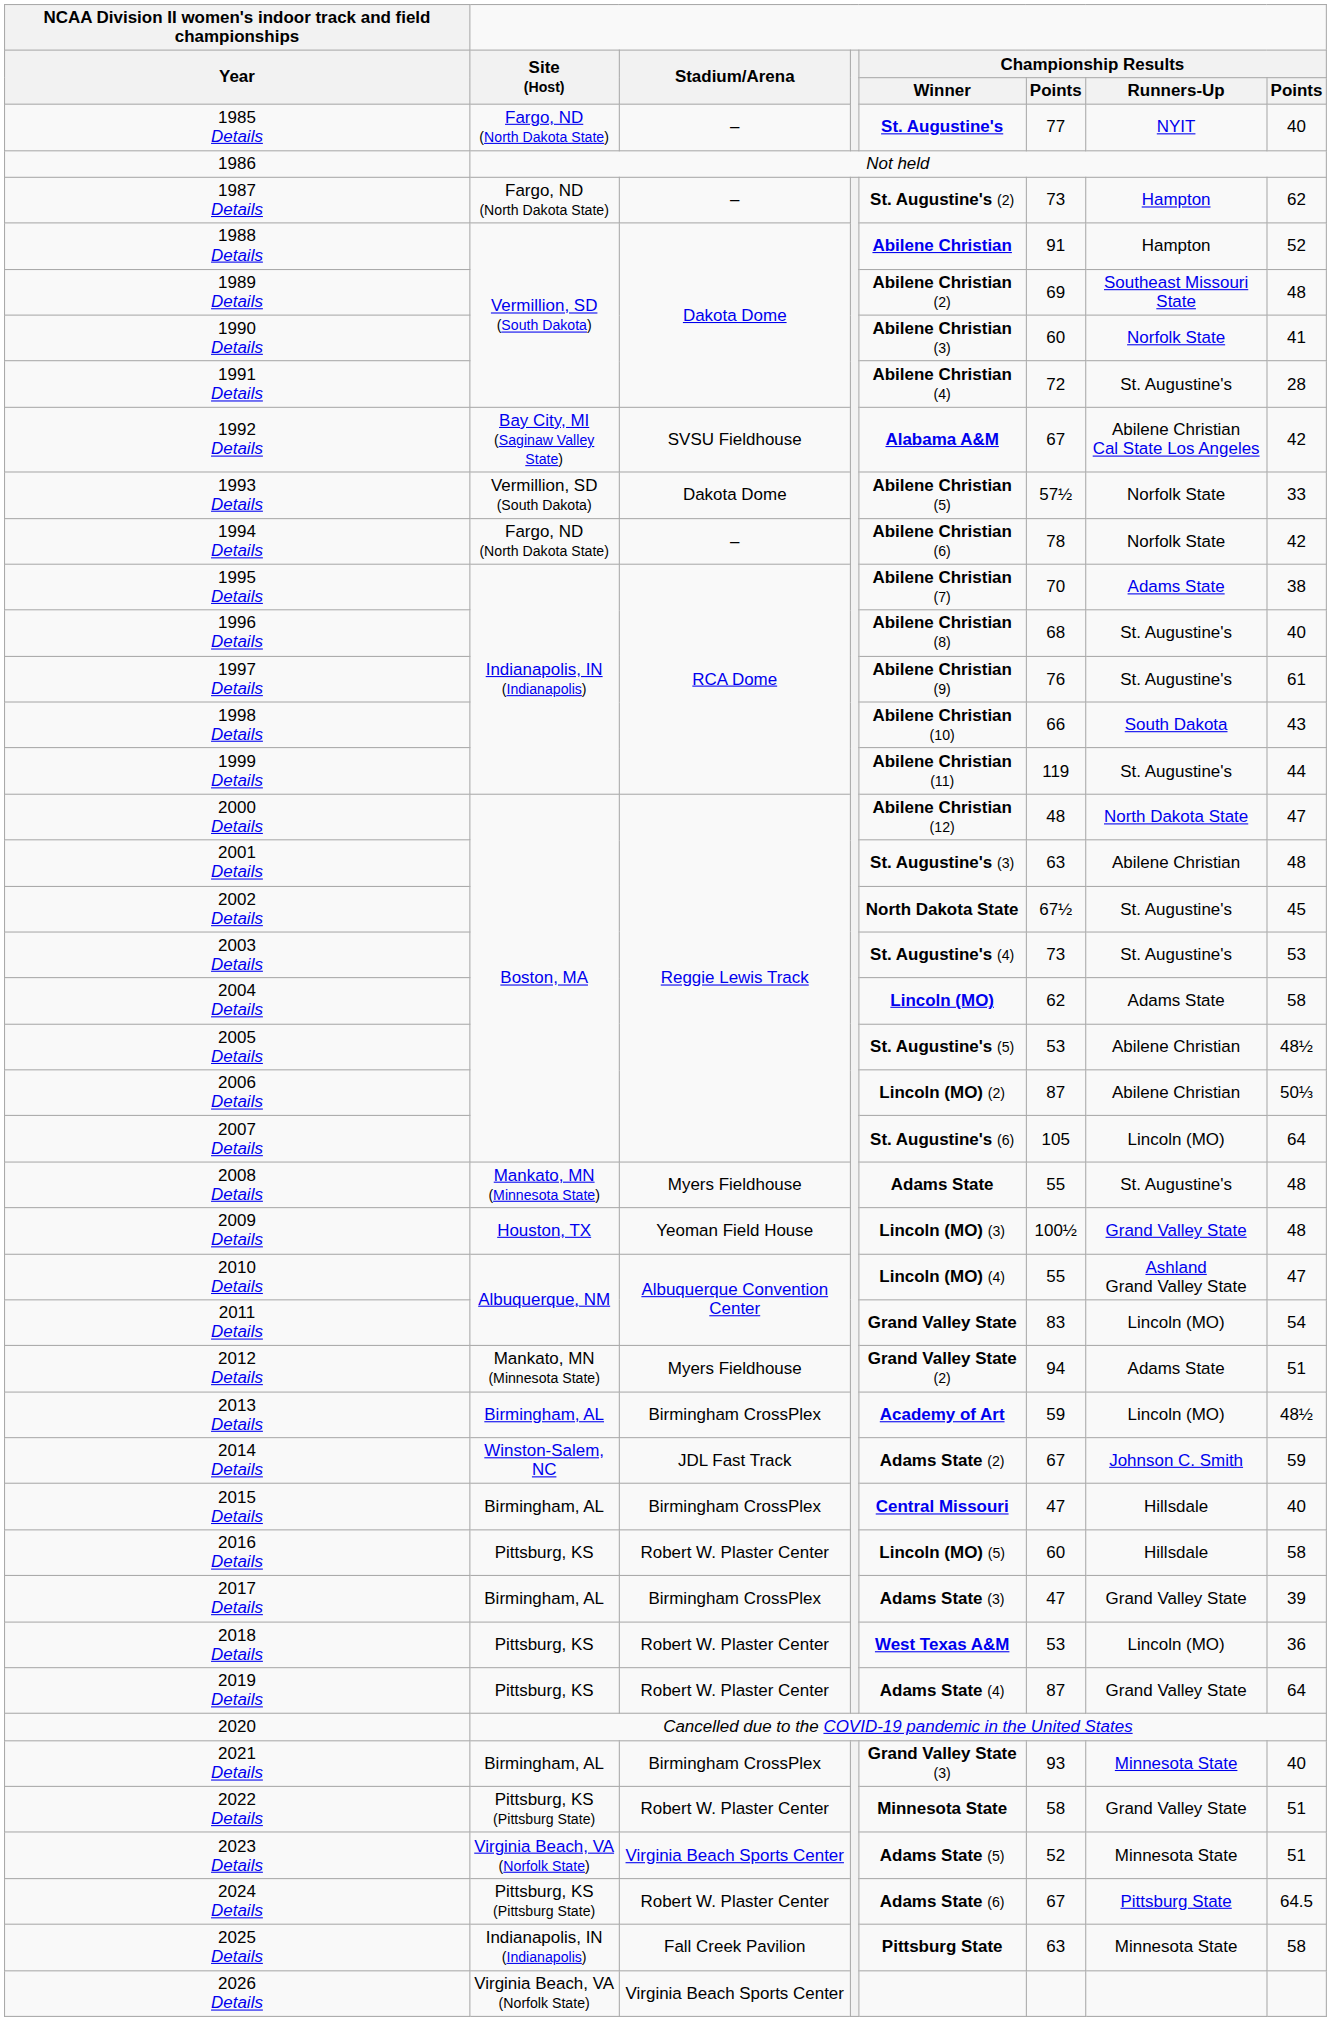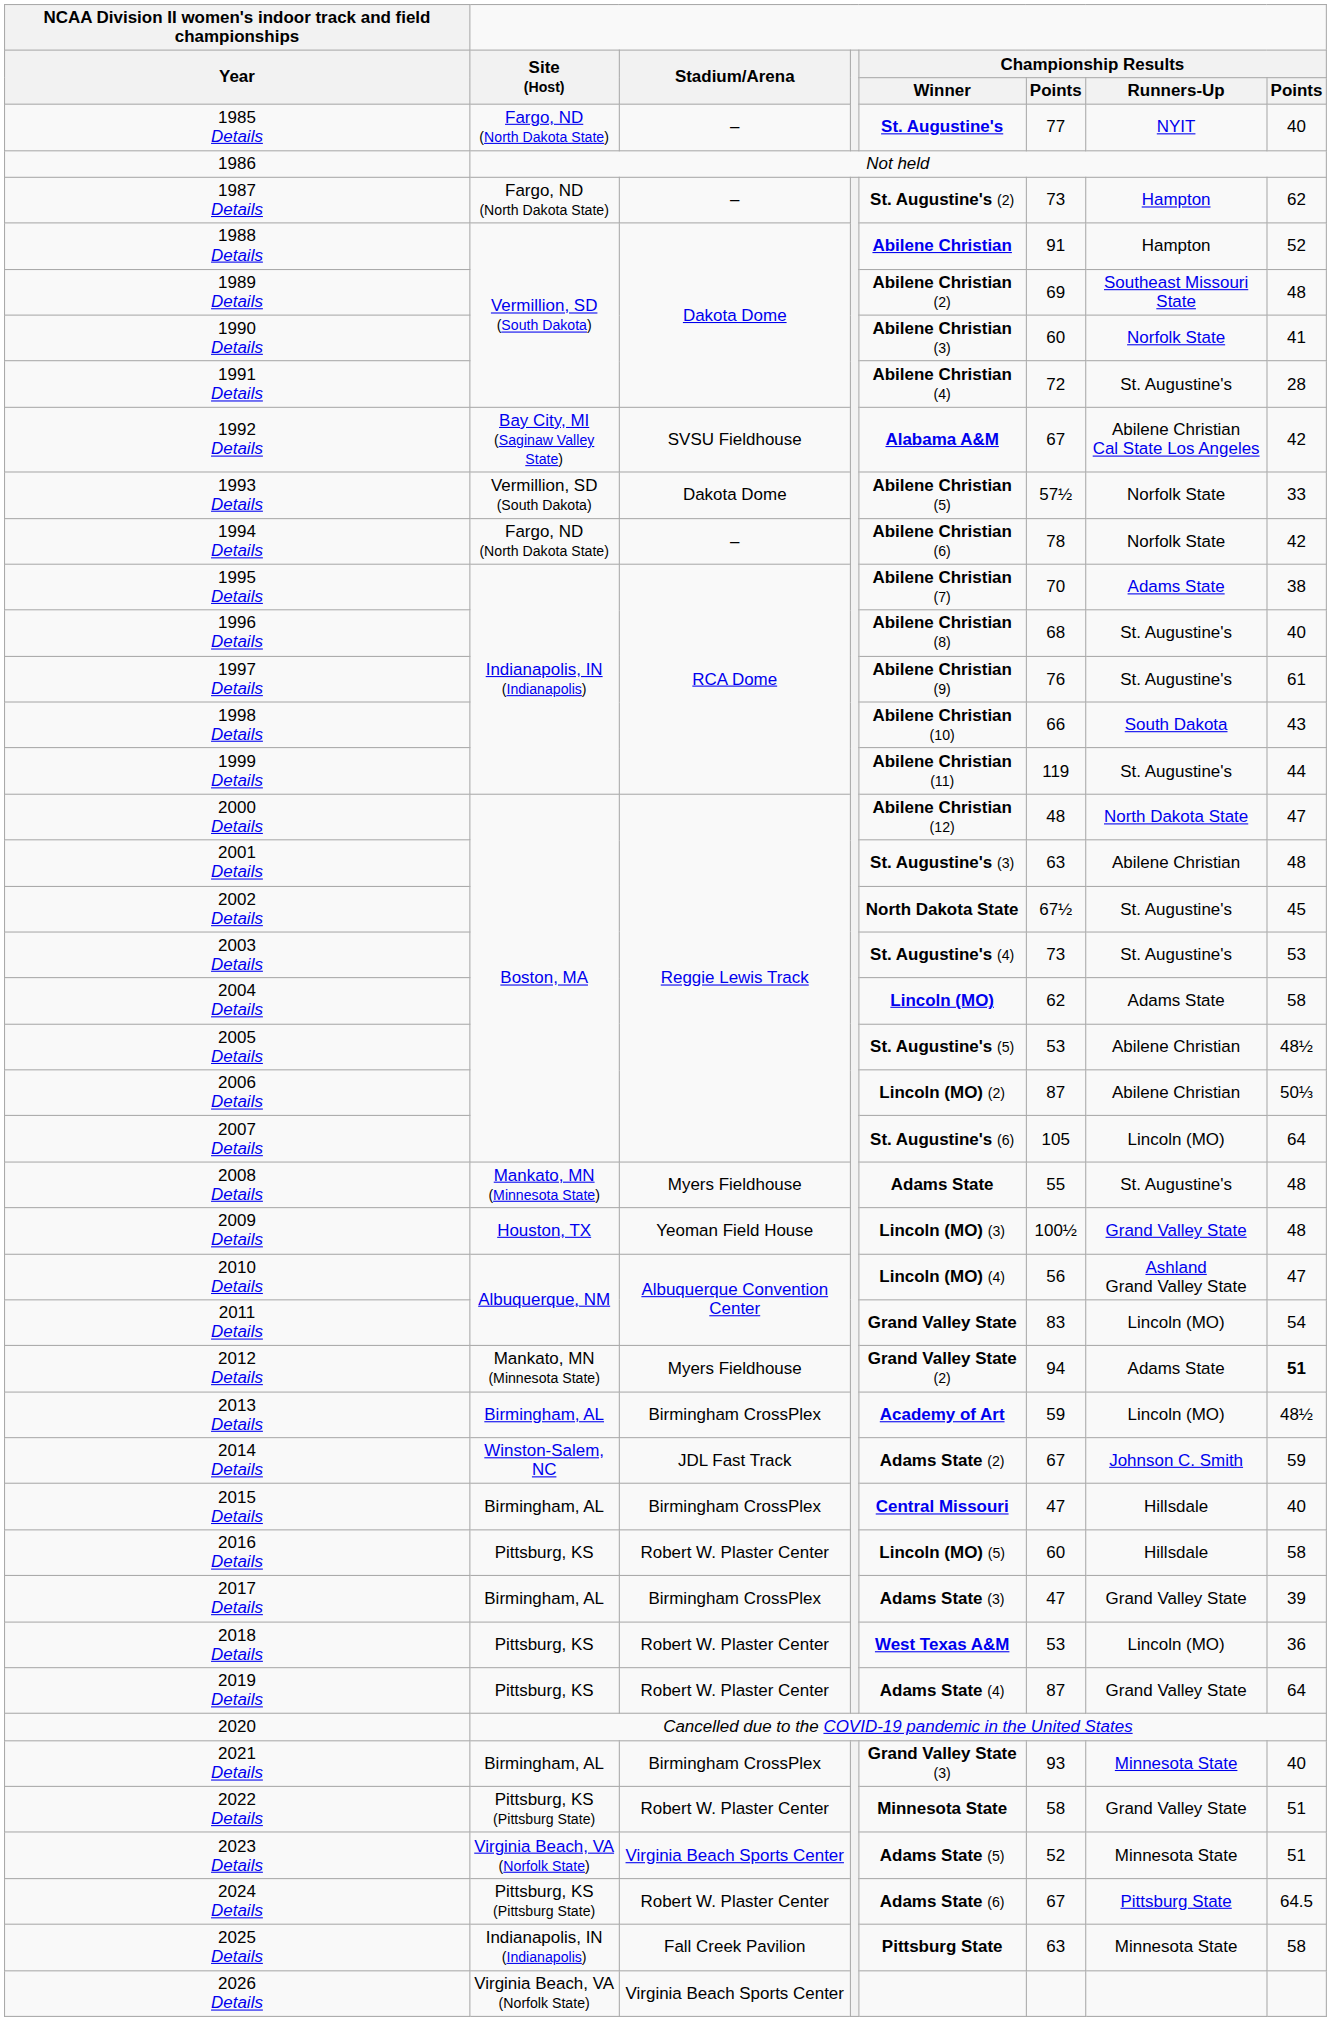(1056, 1276) 55 -> (1056, 1276) 56
(1297, 1368) normal -> (1297, 1368) bold
